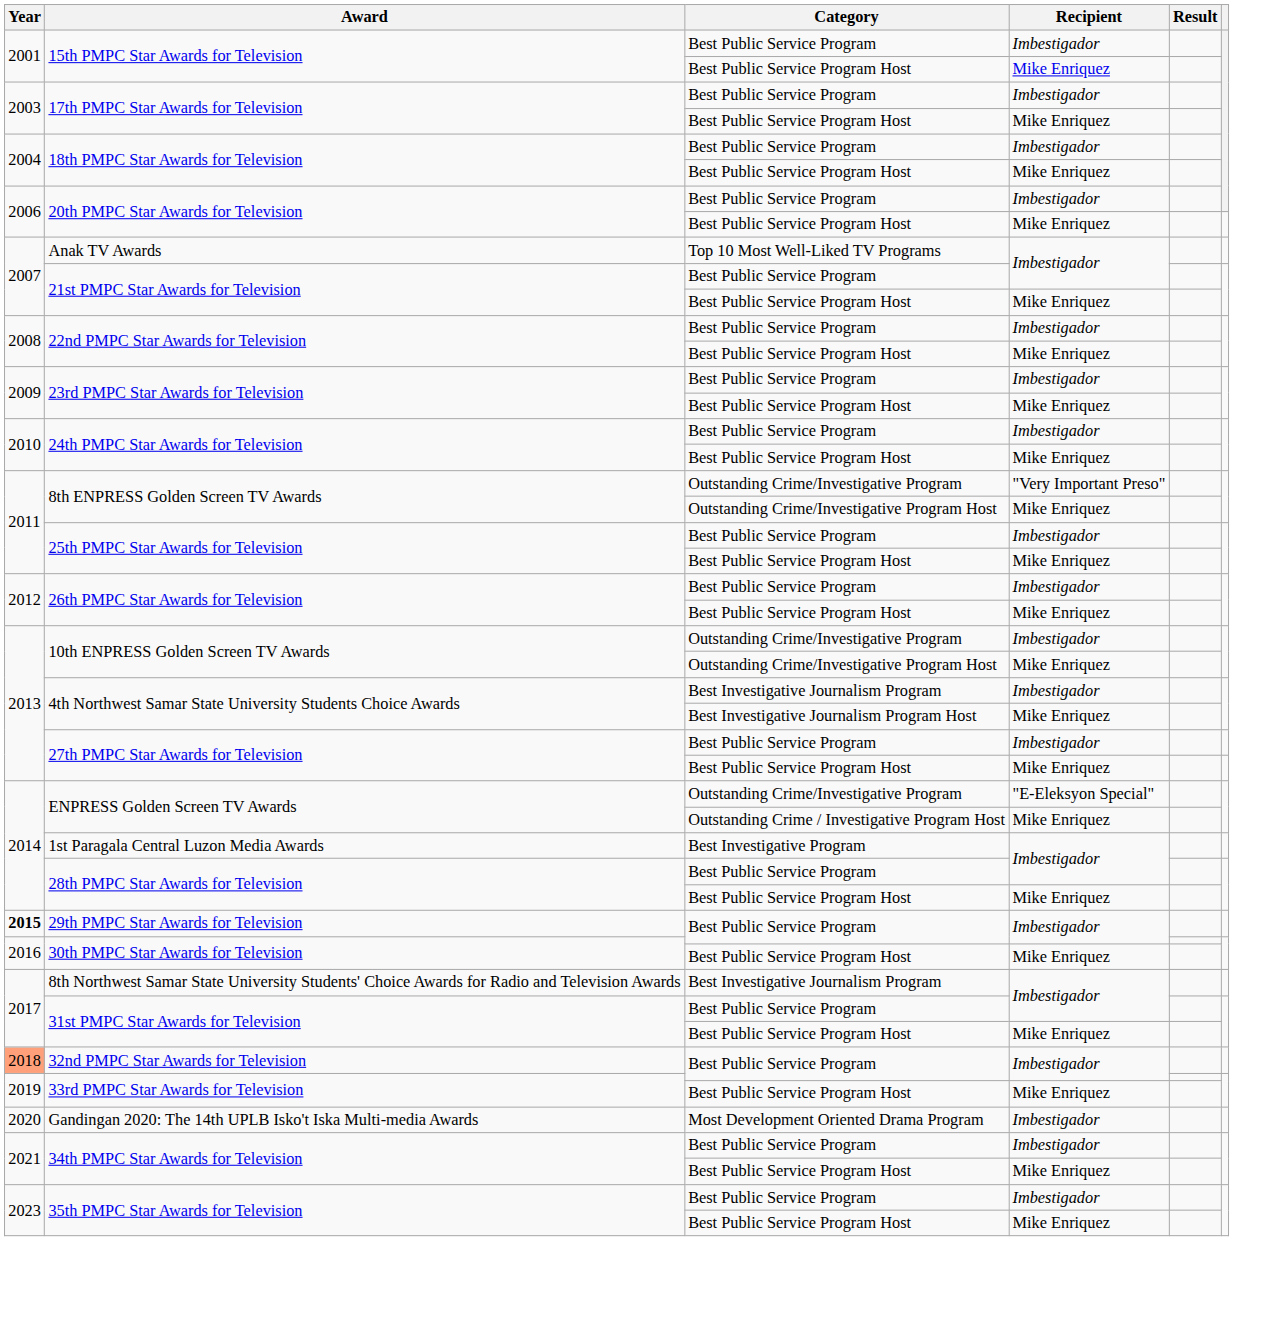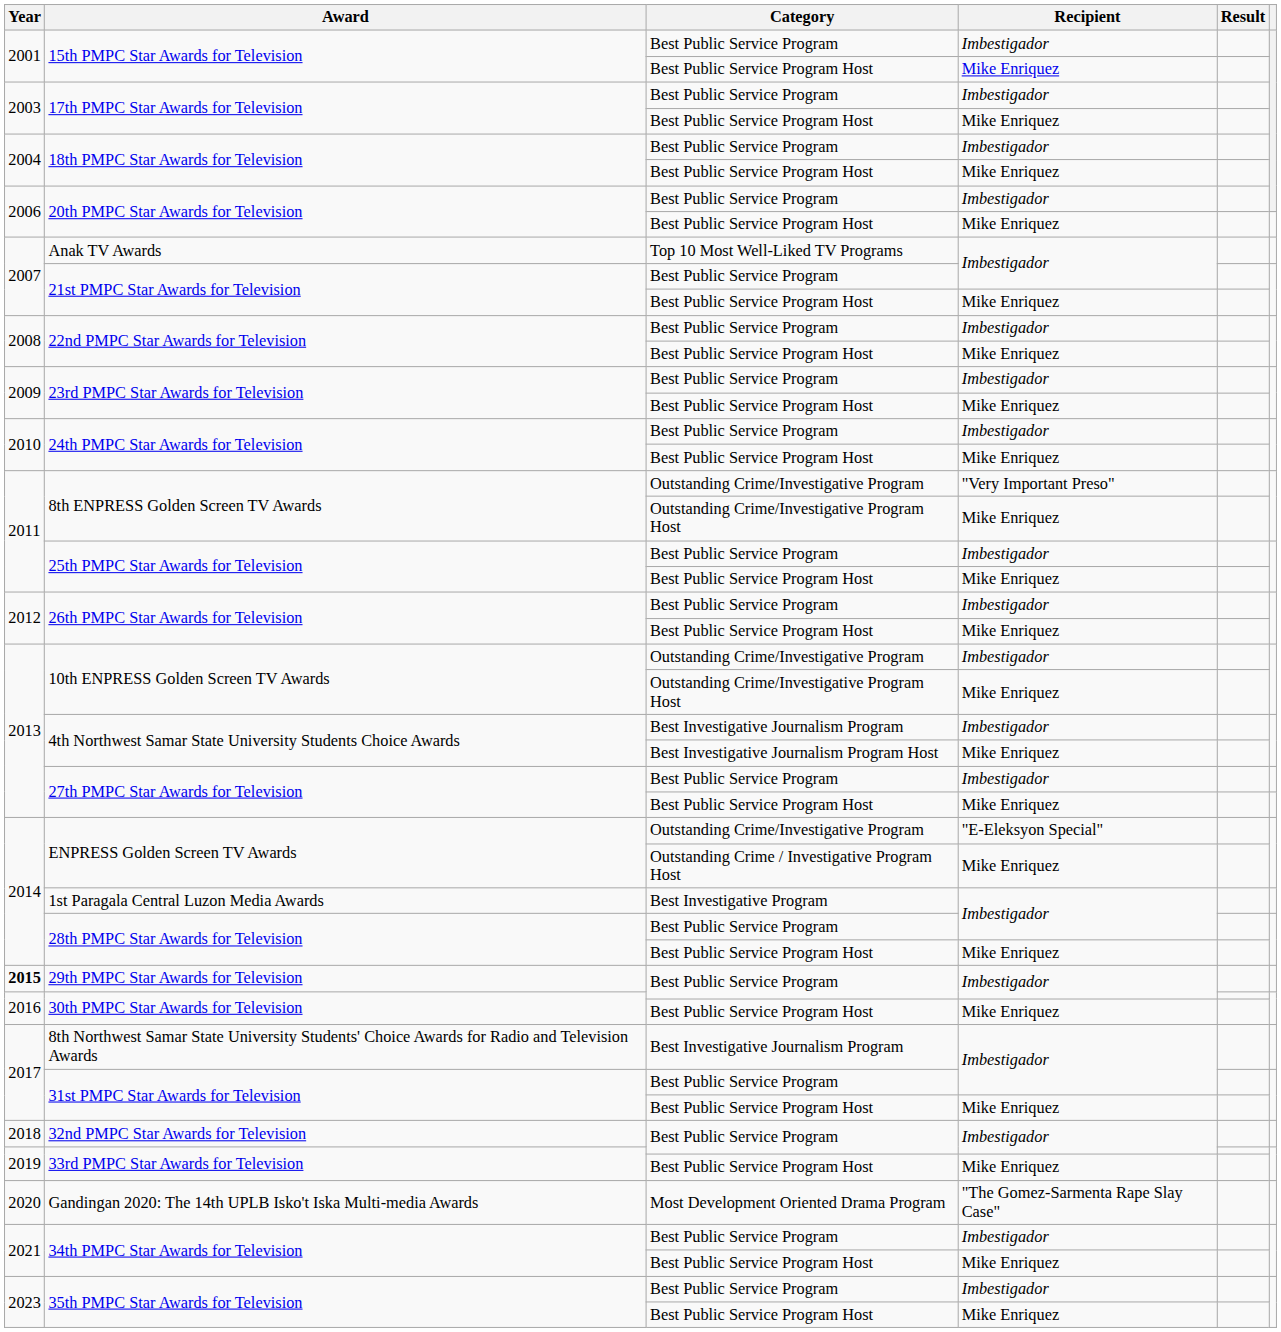(25, 1060) lightsalmon background -> (25, 1133) no background
(1056, 1119) Imbestigador -> (1072, 1202) "The Gomez-Sarmenta Rape Slay Case"
